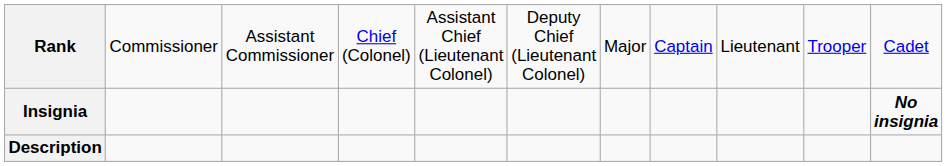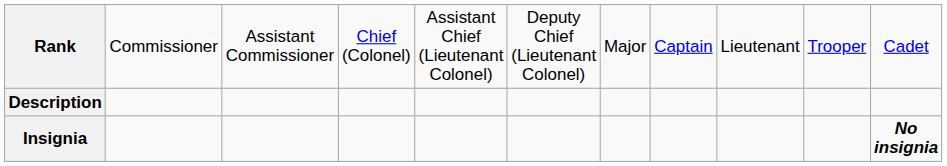rows swapped: (55, 111) <-> (55, 148)
